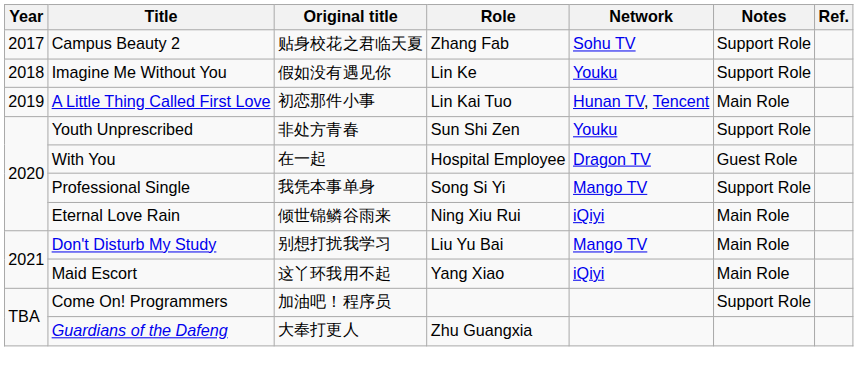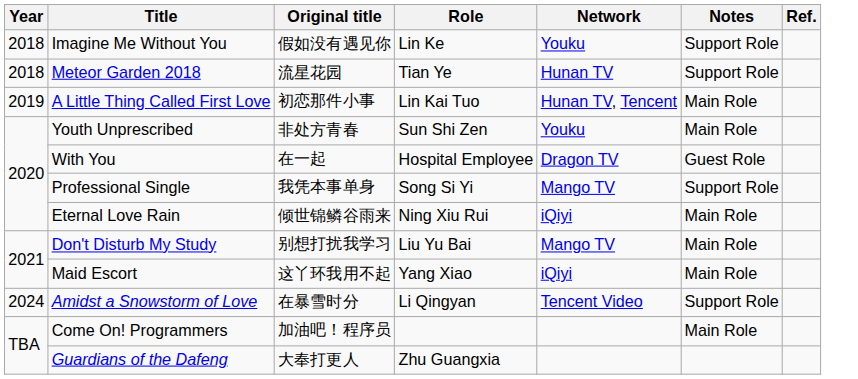- row: (116, 44)
+ row: (126, 73)
(764, 130) Support Role -> (721, 130) Main Role
+ row: (154, 302)
(764, 302) Support Role -> (721, 331) Main Role
